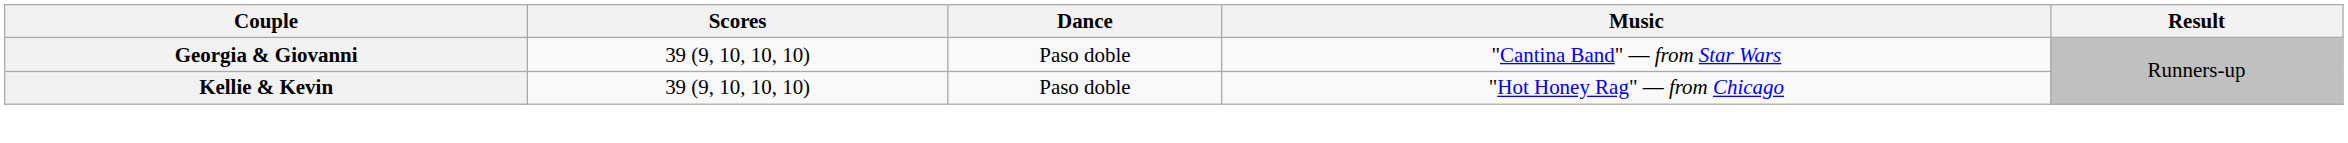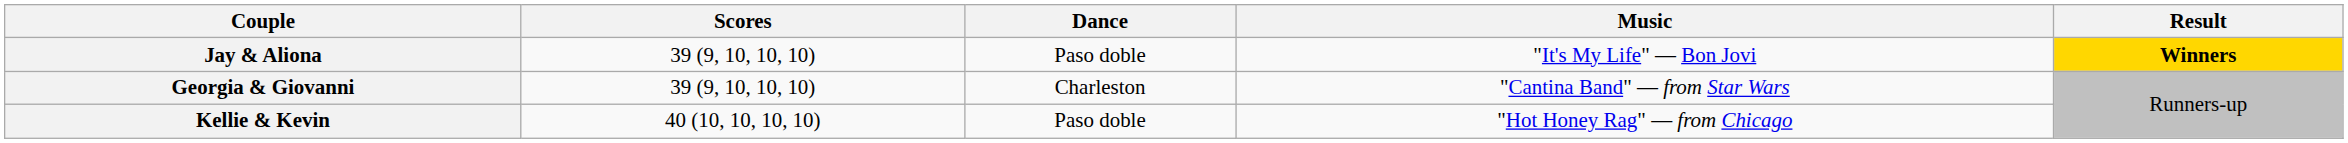+ row: (263, 54)
(1085, 54) Paso doble -> (1100, 87) Charleston
(738, 87) 39 (9, 10, 10, 10) -> (743, 120) 40 (10, 10, 10, 10)
